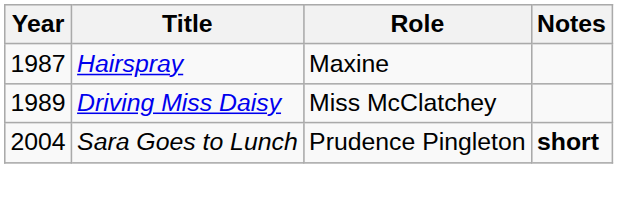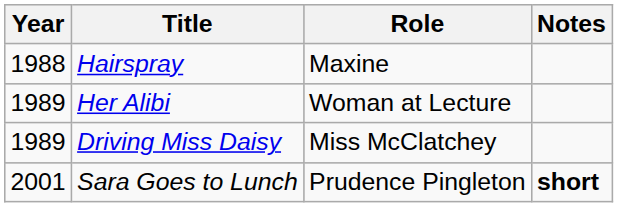(38, 63) 1987 -> (38, 63) 1988
+ row: (123, 102)
(38, 142) 2004 -> (38, 181) 2001
